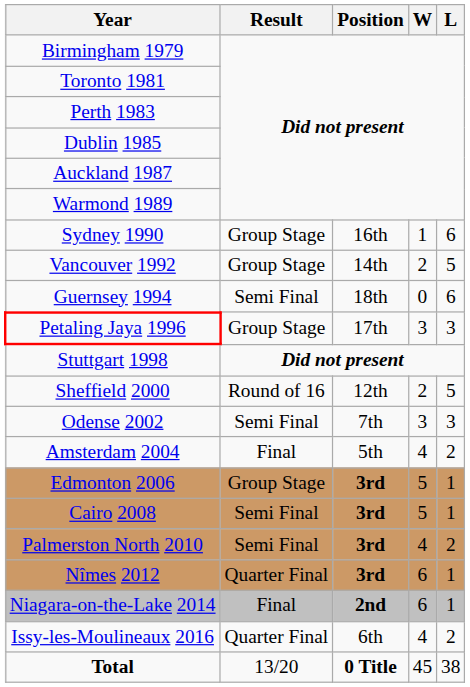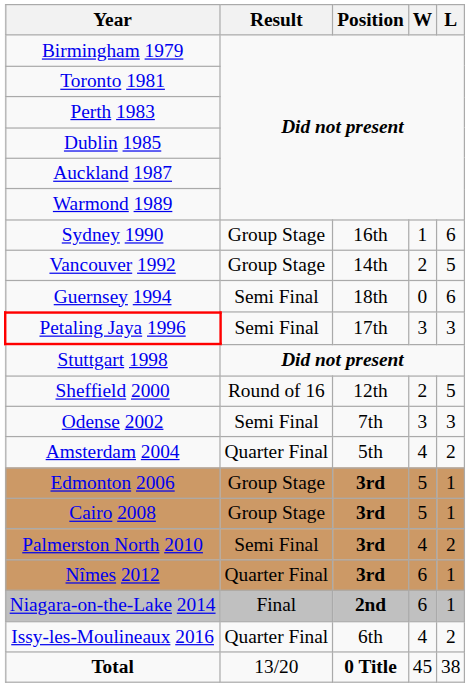(277, 328) Group Stage -> (277, 328) Semi Final
(276, 452) Final -> (276, 452) Quarter Final
(276, 513) Semi Final -> (276, 513) Group Stage
